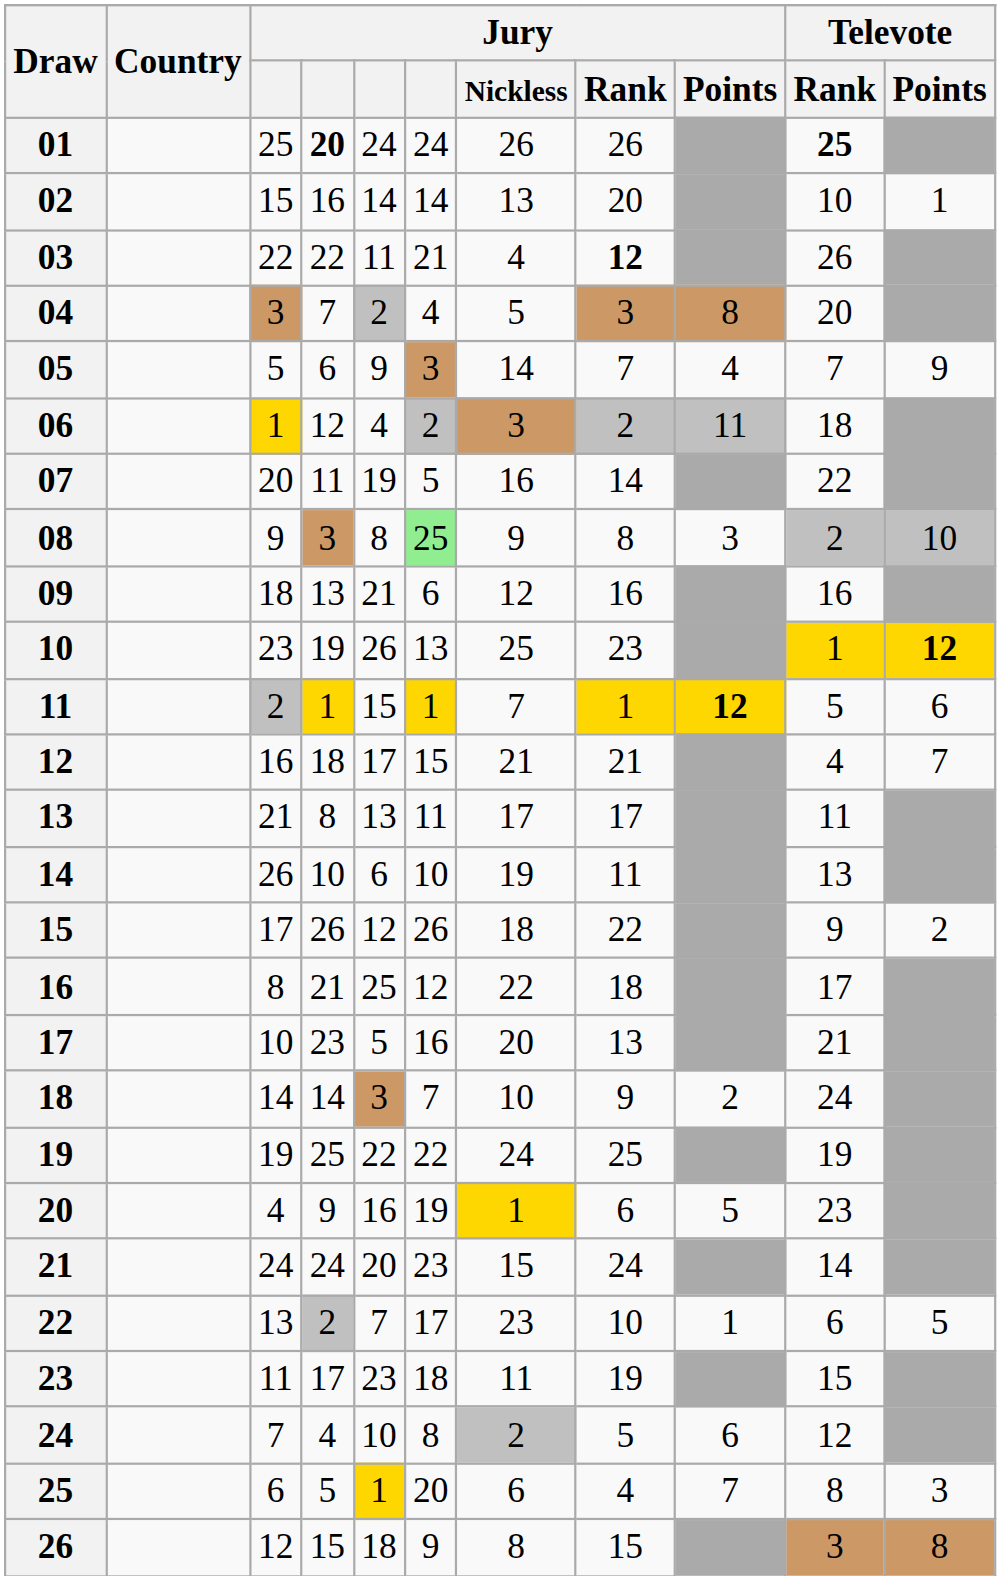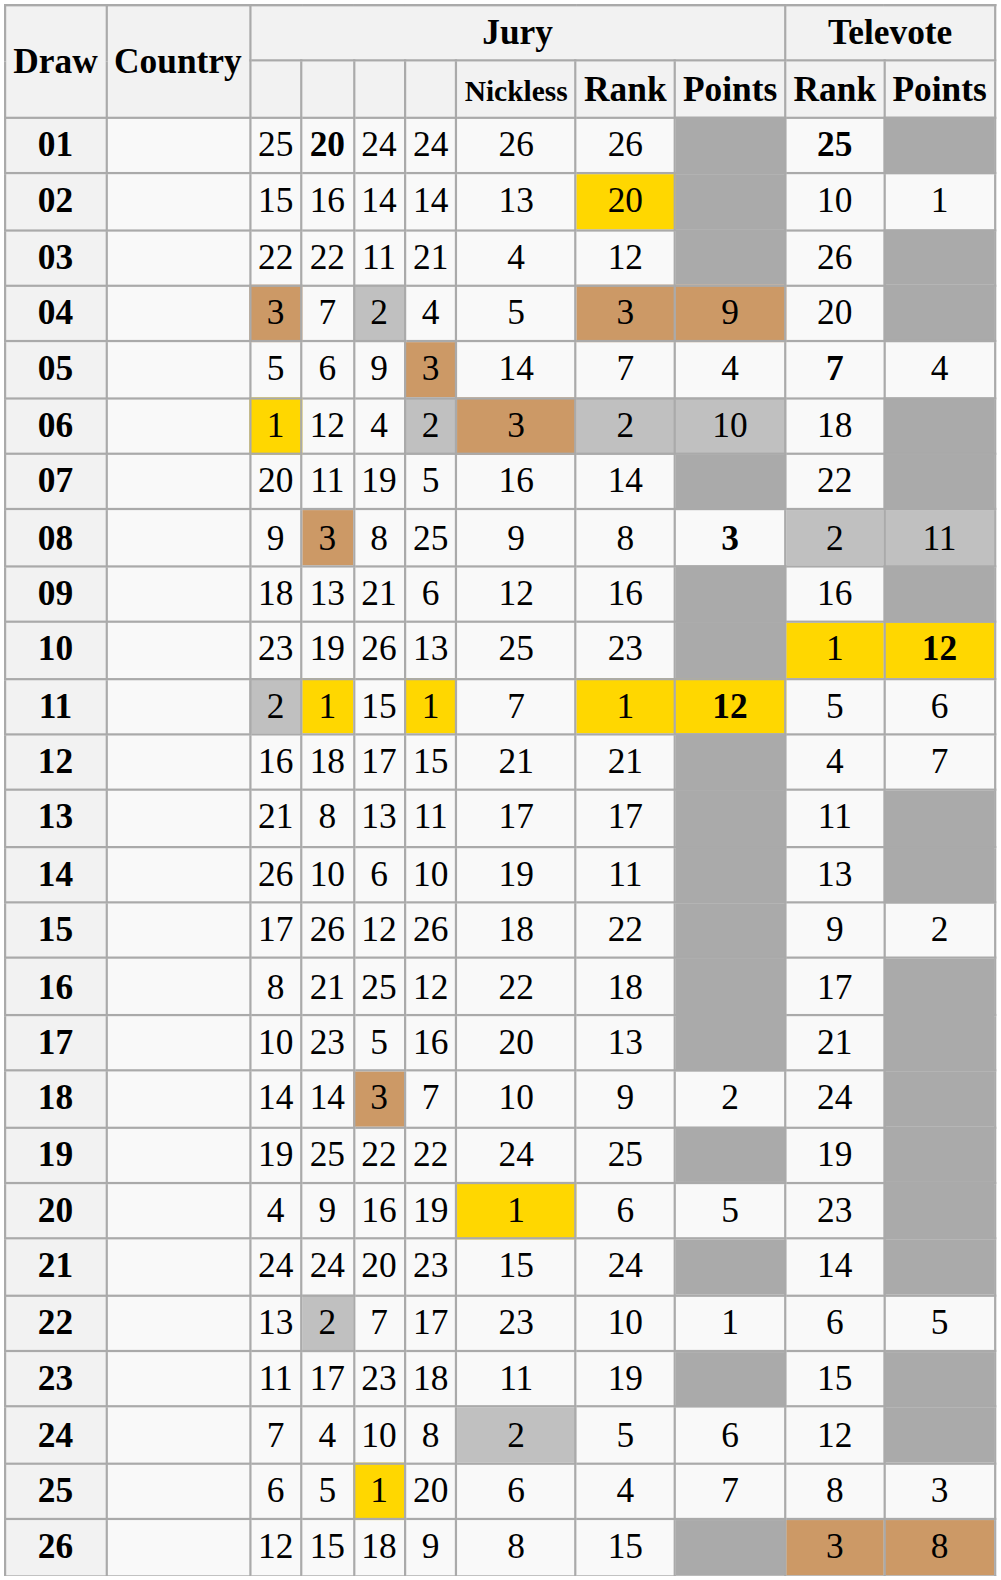(625, 200) no background -> (625, 200) gold background
(625, 256) bold -> (625, 256) normal
(730, 312) 8 -> (730, 312) 9
(835, 369) normal -> (835, 369) bold
(940, 369) 9 -> (940, 369) 4
(730, 425) 11 -> (730, 425) 10
(431, 537) lightgreen background -> (431, 537) no background
(730, 537) normal -> (730, 537) bold
(940, 537) 10 -> (940, 537) 11
